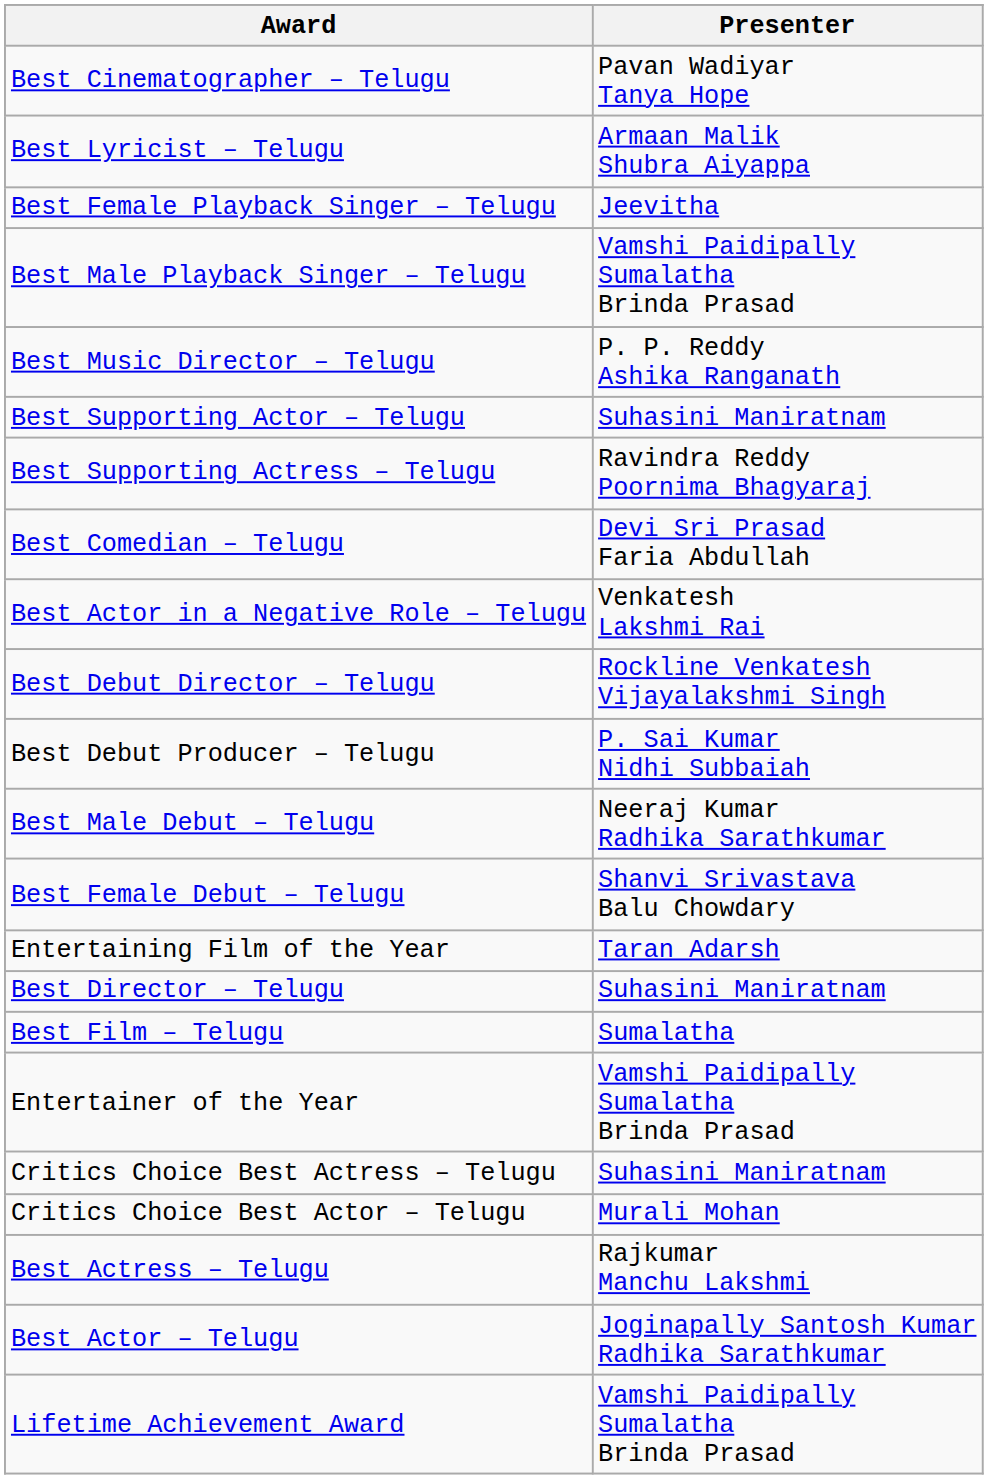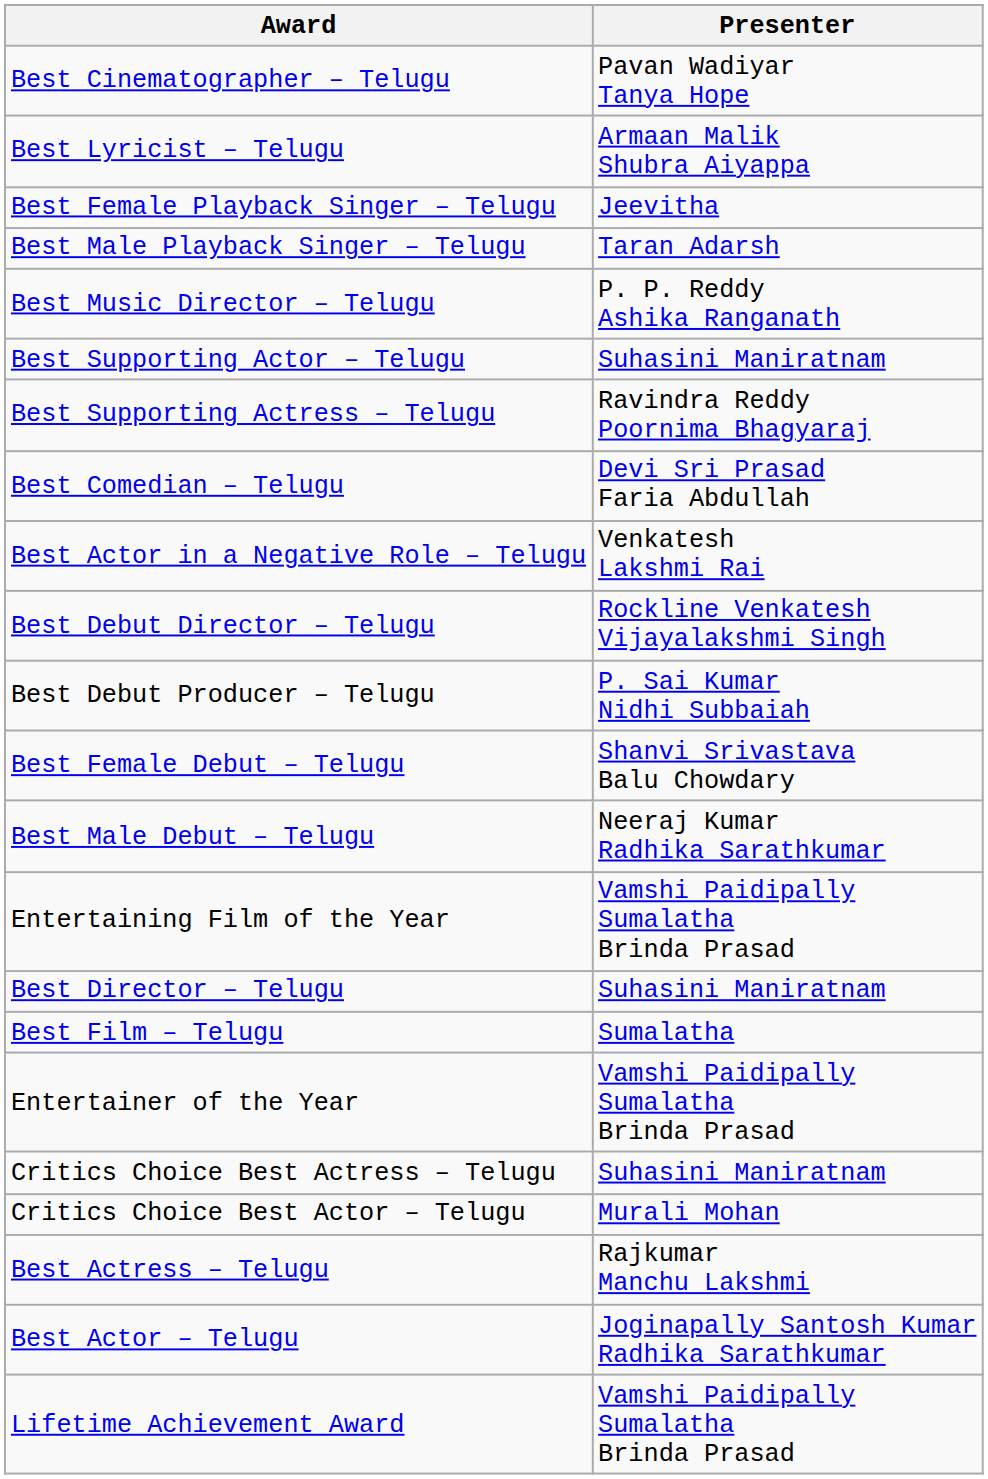(727, 277) Vamshi Paidipally Sumalatha Brinda Prasad -> (689, 248) Taran Adarsh
rows swapped: (208, 895) <-> (193, 824)
(689, 950) Taran Adarsh -> (727, 921) Vamshi Paidipally Sumalatha Brinda Prasad
